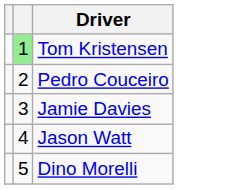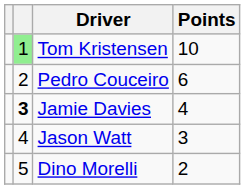+ column: (207, 19)
(23, 109) normal -> (23, 109) bold
